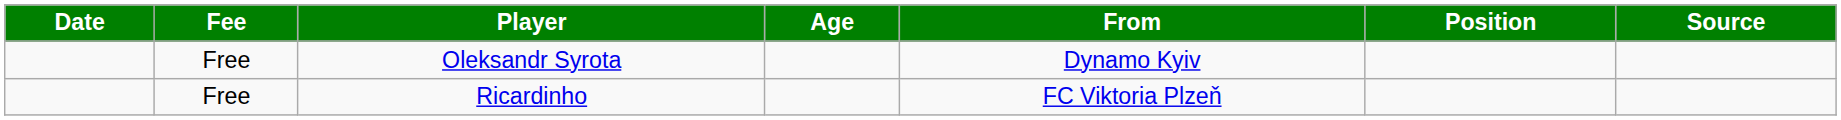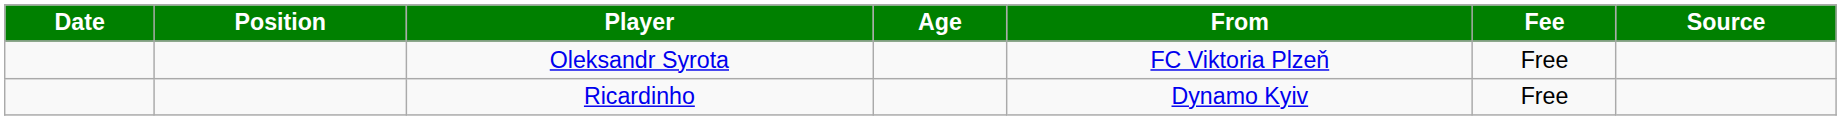columns swapped: (1491, 22) <-> (226, 22)
(1132, 59) Dynamo Kyiv -> (1240, 59) FC Viktoria Plzeň
(1132, 96) FC Viktoria Plzeň -> (1240, 96) Dynamo Kyiv
